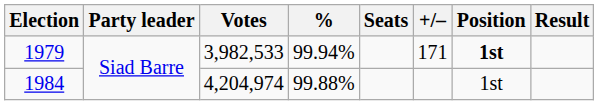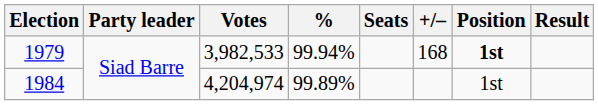(433, 52) 171 -> (433, 52) 168
(324, 83) 99.88% -> (324, 83) 99.89%
